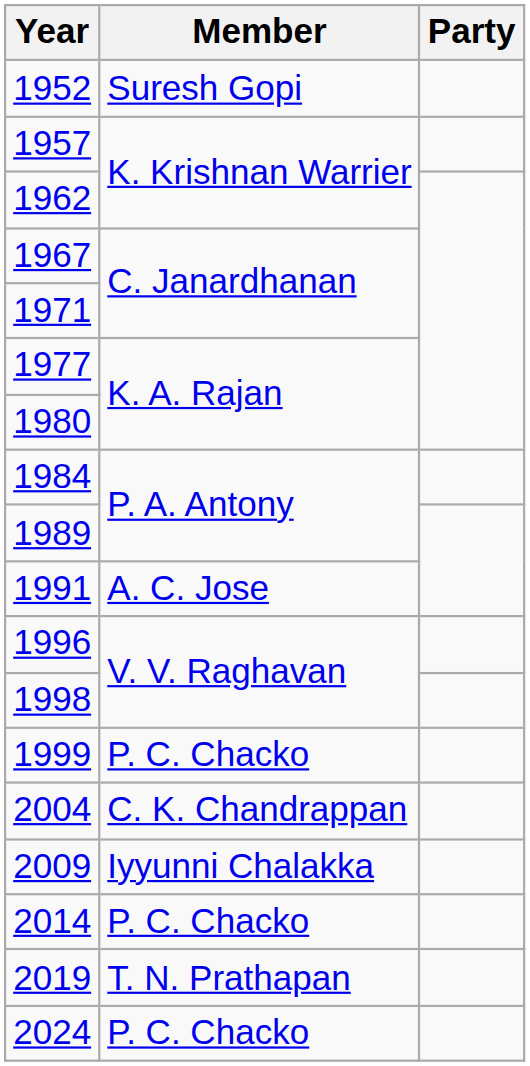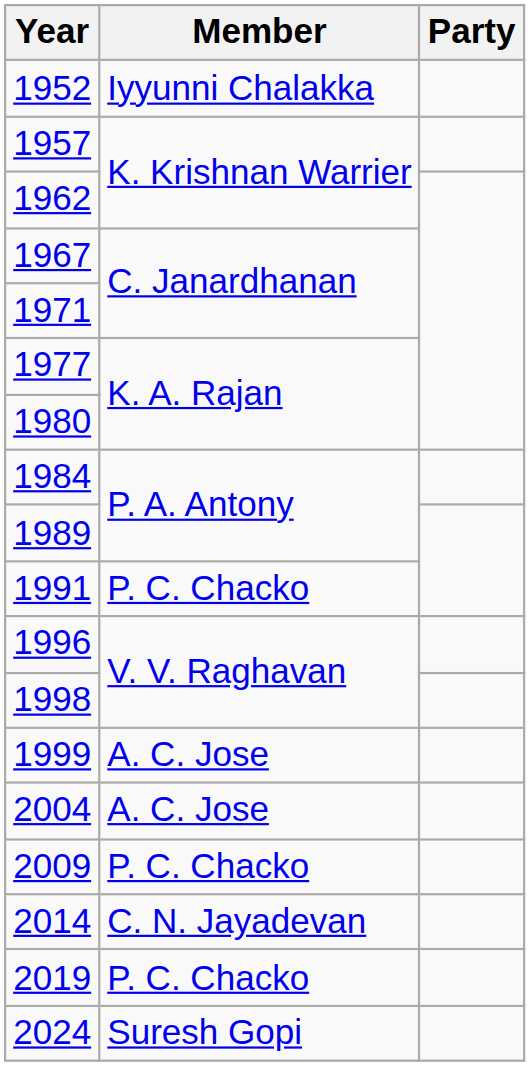(205, 87) Suresh Gopi -> (241, 87) Iyyunni Chalakka
(188, 587) A. C. Jose -> (208, 587) P. C. Chacko
(208, 754) P. C. Chacko -> (188, 754) A. C. Jose
(257, 810) C. K. Chandrappan -> (188, 810) A. C. Jose
(241, 865) Iyyunni Chalakka -> (208, 865) P. C. Chacko
(208, 921) P. C. Chacko -> (237, 921) C. N. Jayadevan
(229, 976) T. N. Prathapan -> (208, 976) P. C. Chacko
(208, 1032) P. C. Chacko -> (205, 1032) Suresh Gopi
